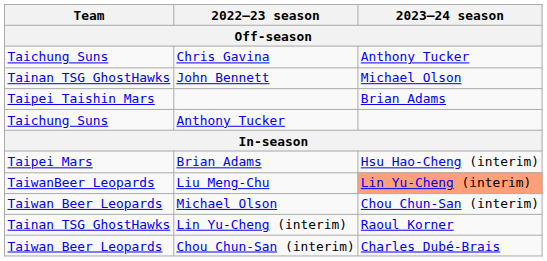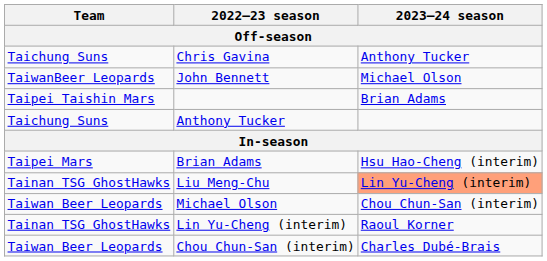(89, 78) Tainan TSG GhostHawks -> (81, 78) TaiwanBeer Leopards
(81, 183) TaiwanBeer Leopards -> (89, 183) Tainan TSG GhostHawks
